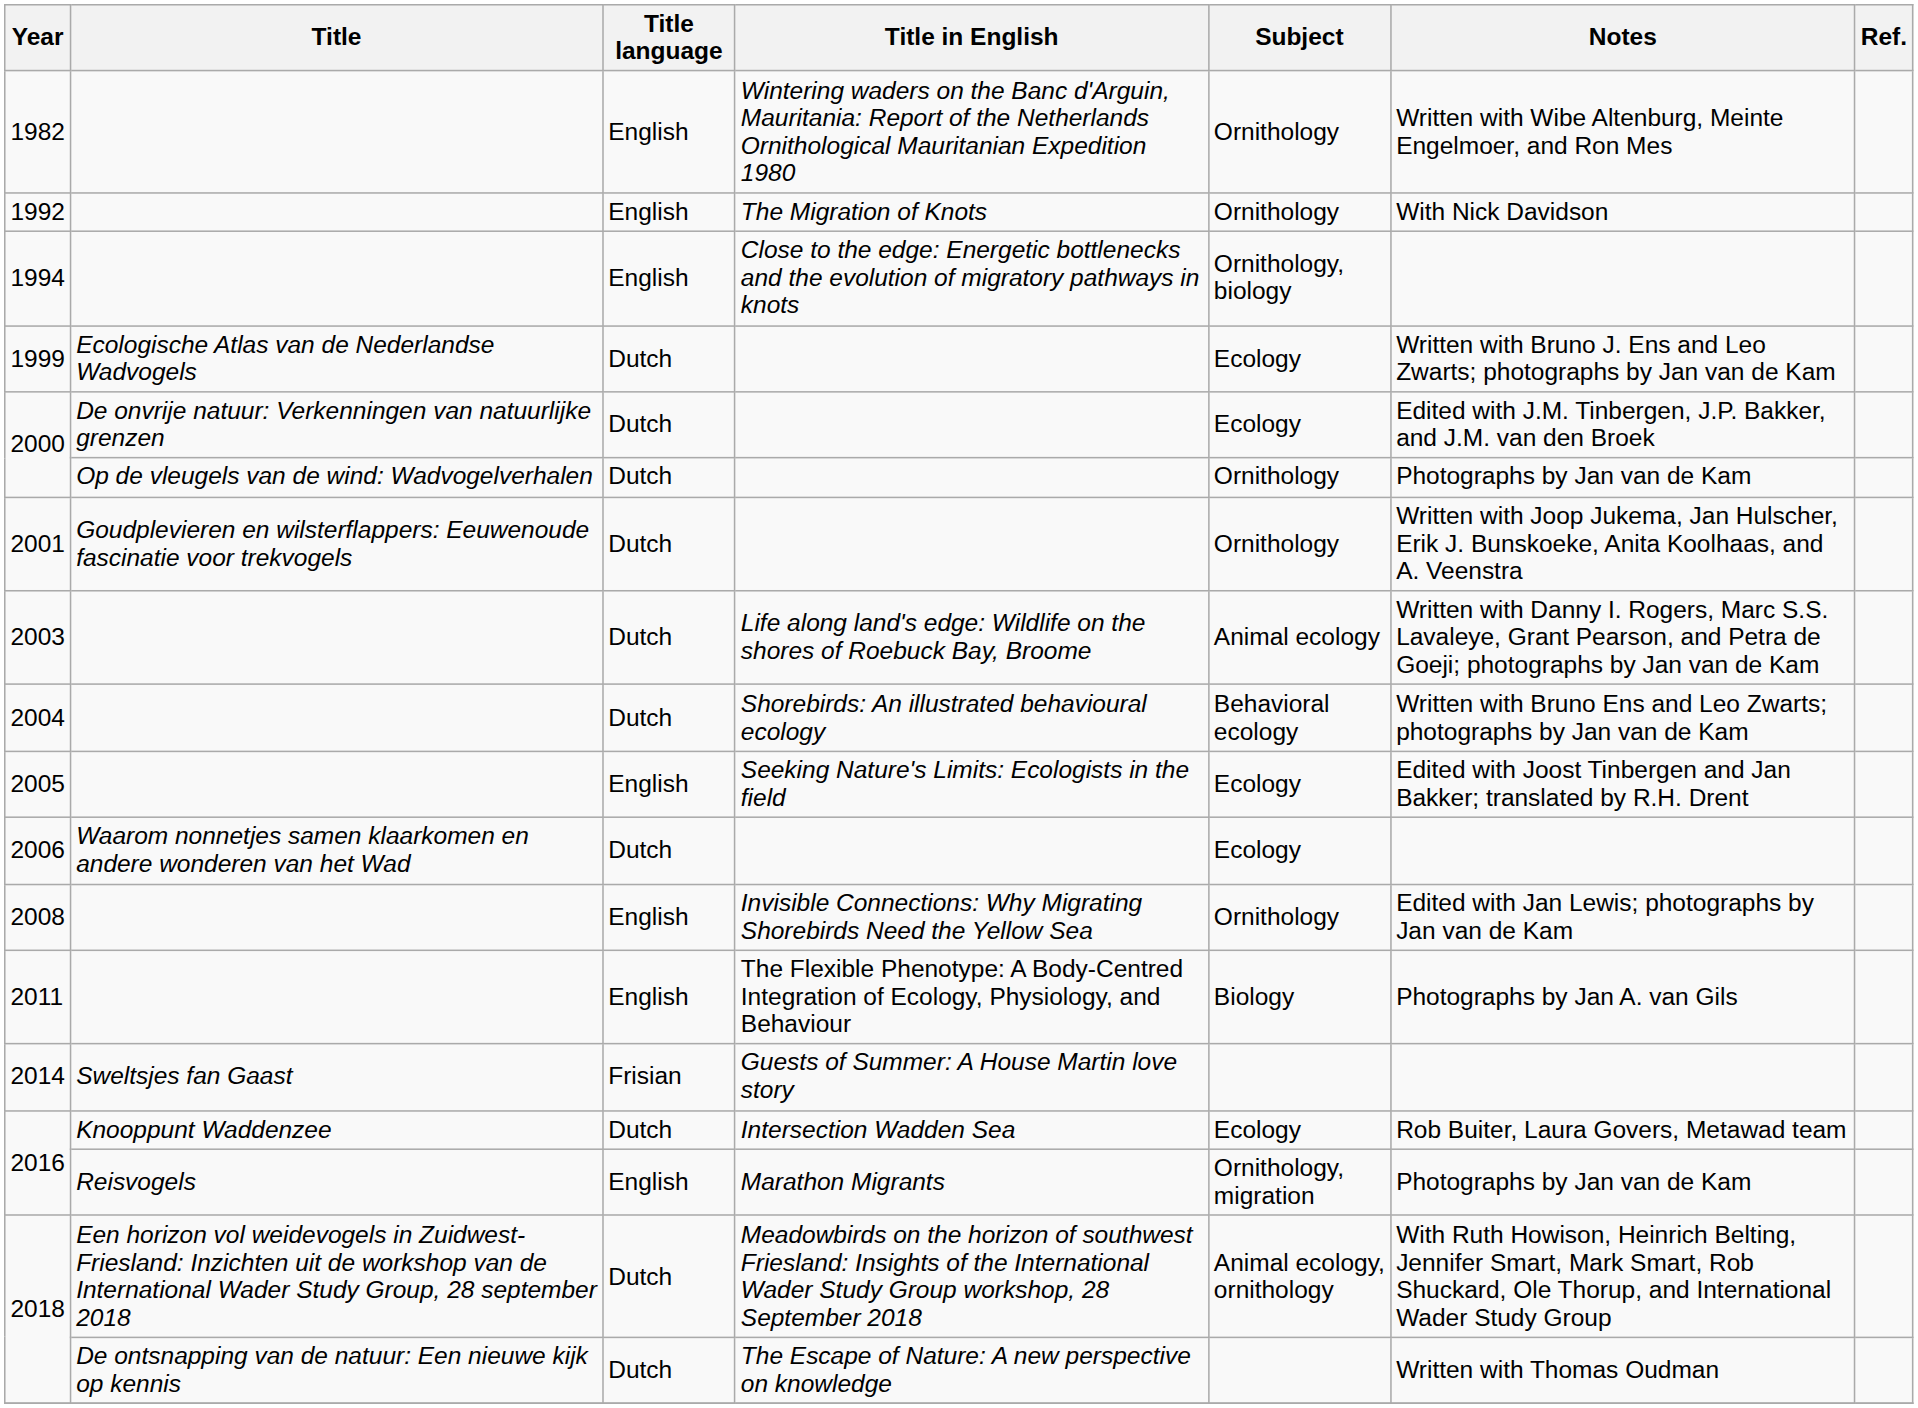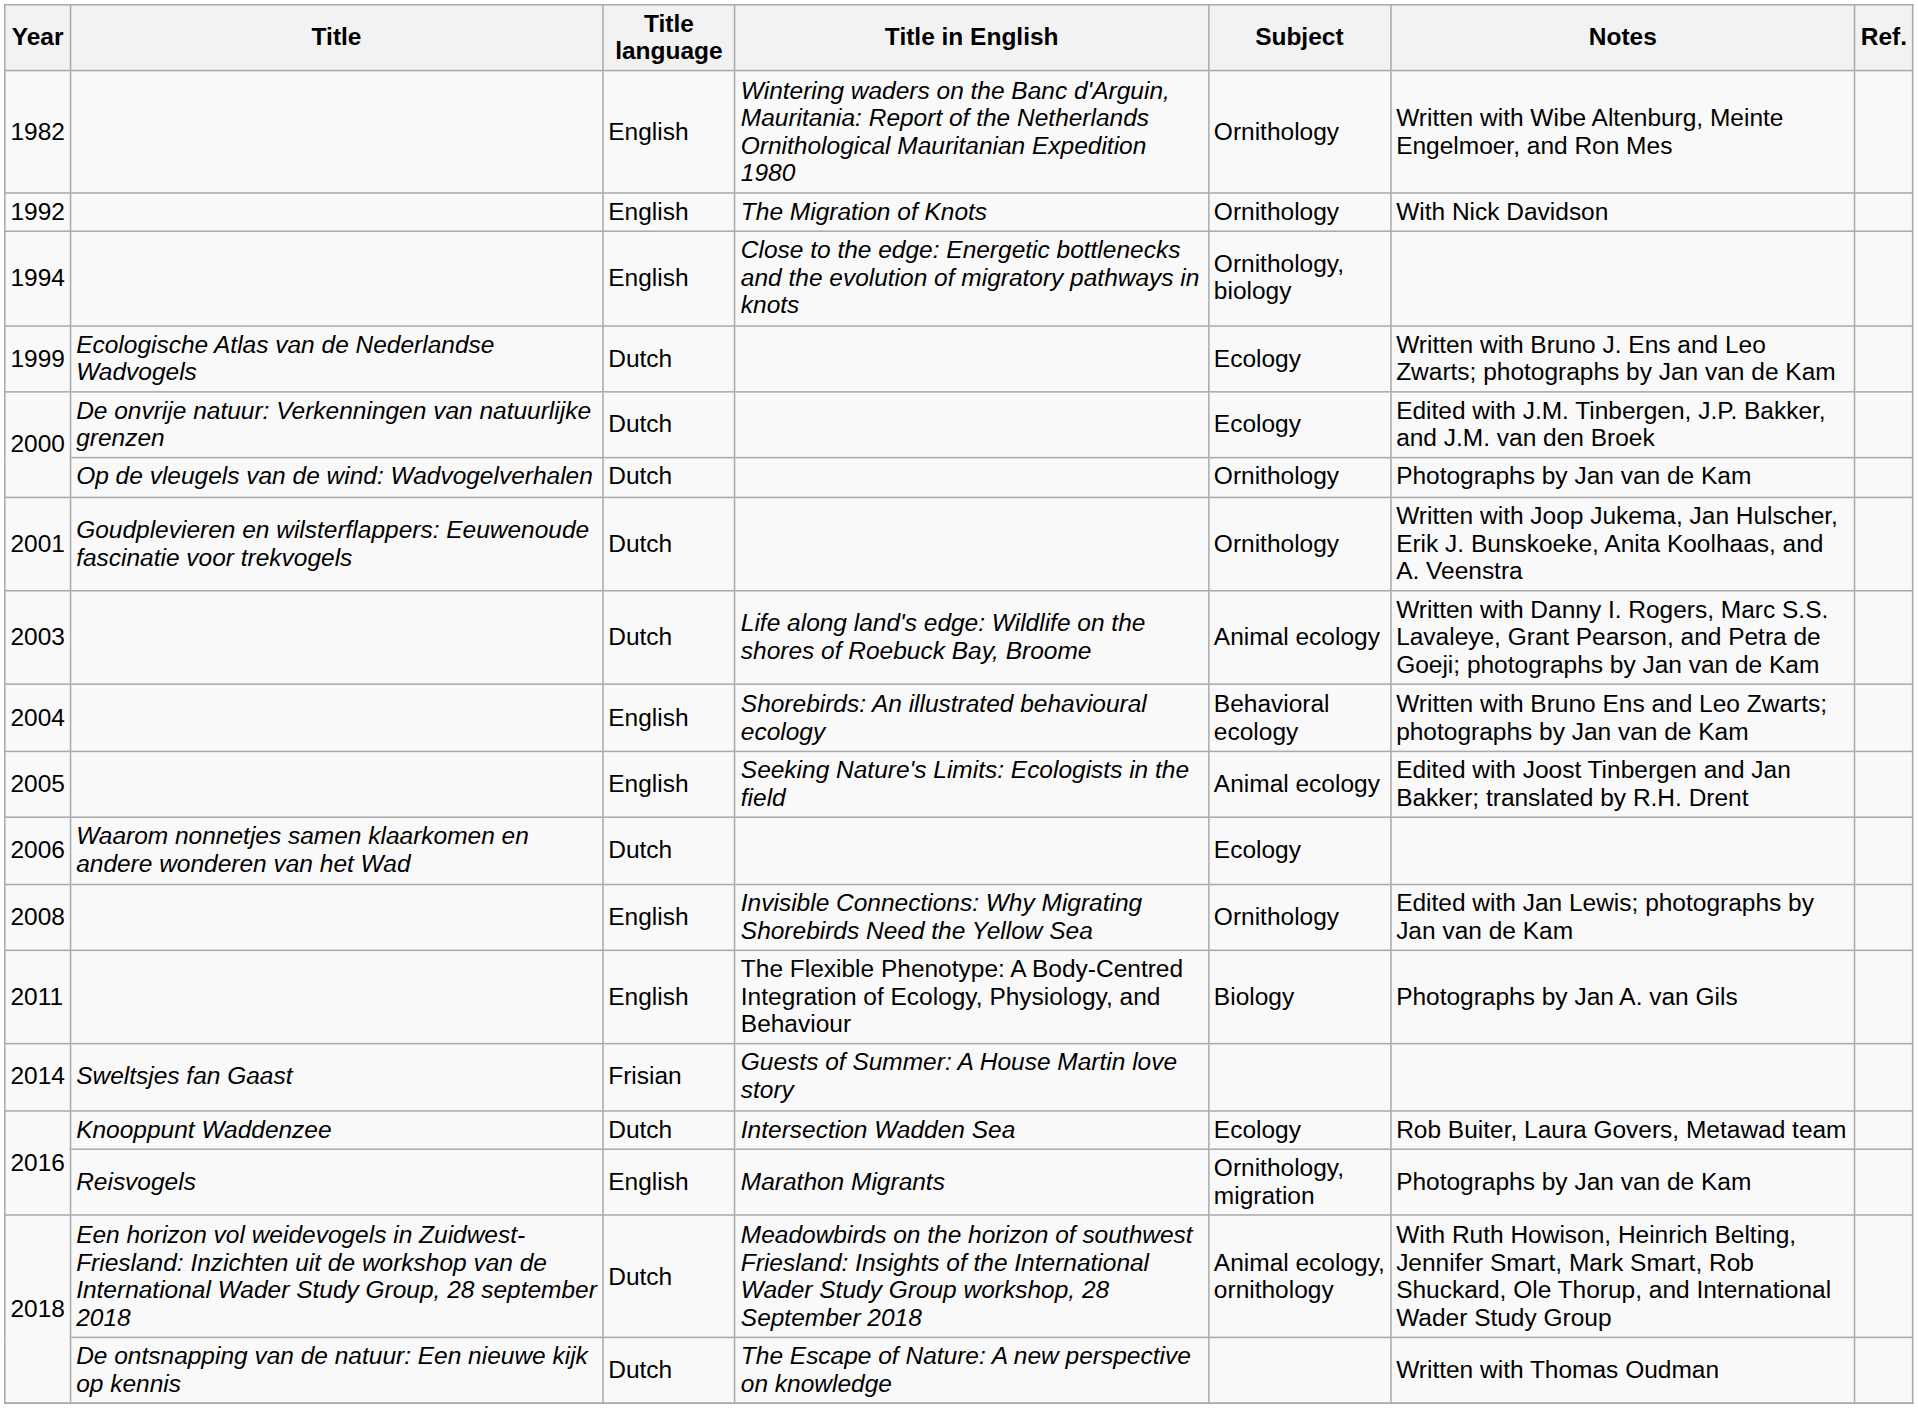(640, 717) Dutch -> (648, 717) English
(1257, 783) Ecology -> (1297, 783) Animal ecology
